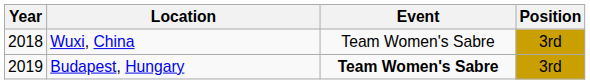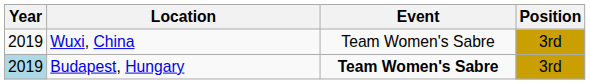(26, 41) 2018 -> (26, 41) 2019
(26, 66) no background -> (26, 66) lightblue background
